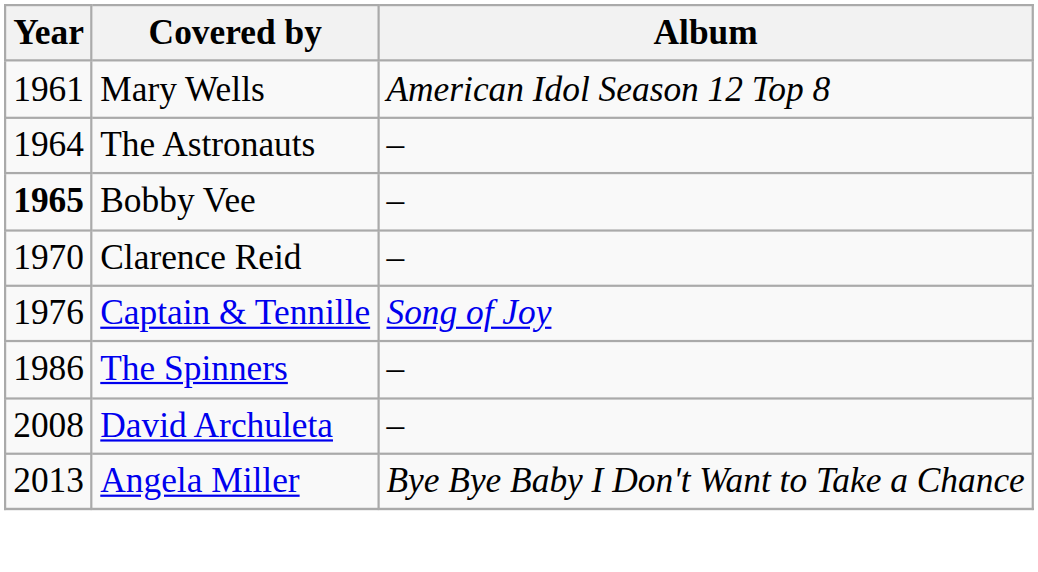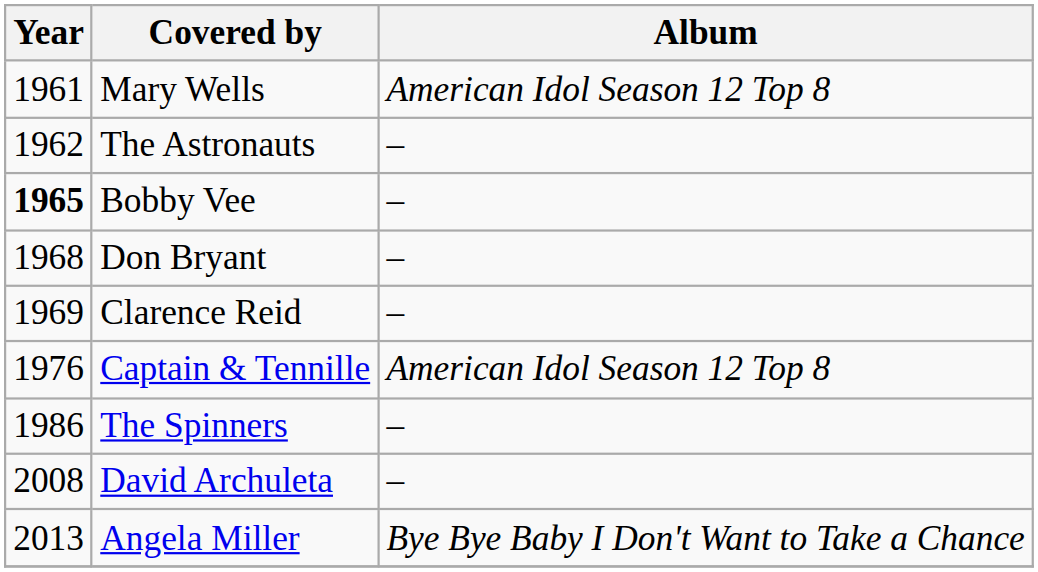(49, 144) 1964 -> (49, 144) 1962
+ row: (183, 256)
(49, 256) 1970 -> (49, 312) 1969
(469, 312) Song of Joy -> (608, 369) American Idol Season 12 Top 8
